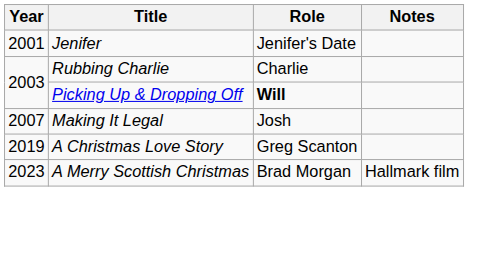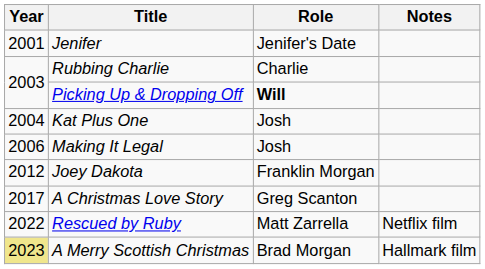+ row: (100, 120)
(26, 120) 2007 -> (26, 146) 2006
+ row: (97, 172)
(26, 146) 2019 -> (26, 198) 2017
+ row: (117, 224)
(26, 172) no background -> (26, 250) khaki background
